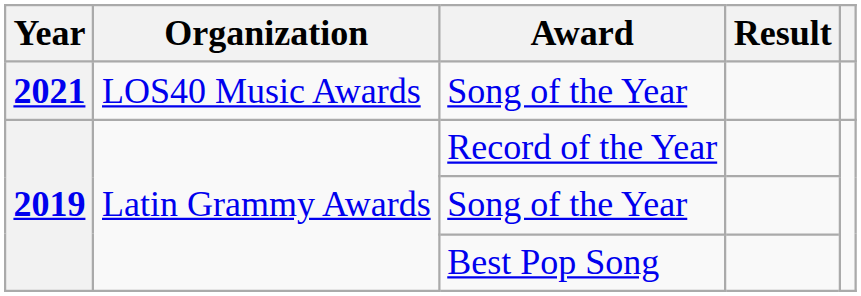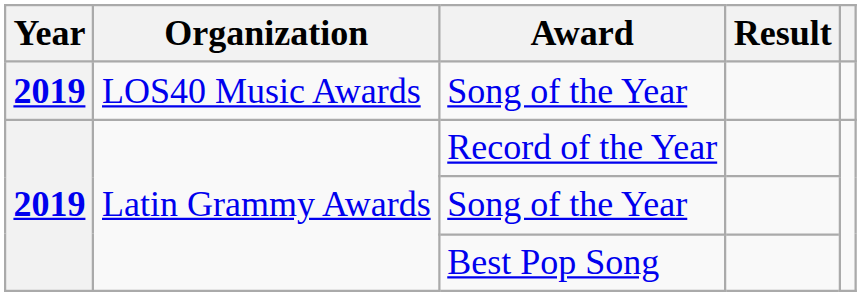(49, 90) 2021 -> (49, 90) 2019
